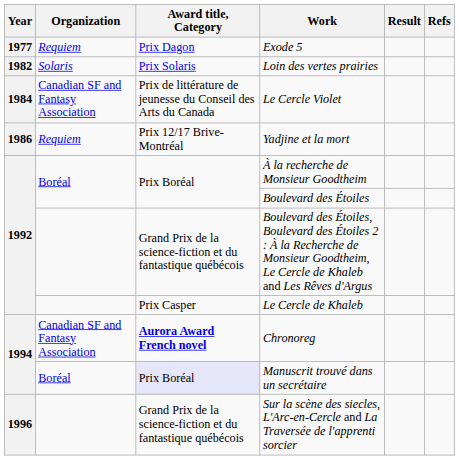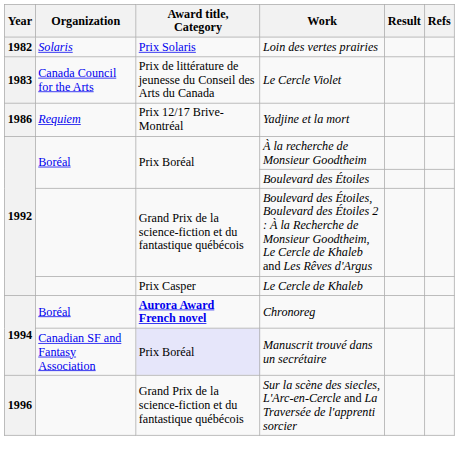- row: (283, 47)
(20, 99) 1984 -> (20, 80) 1983
(80, 99) Canadian SF and Fantasy Association -> (77, 80) Canada Council for the Arts
(80, 338) Canadian SF and Fantasy Association -> (54, 312) Boréal
(54, 377) Boréal -> (80, 351) Canadian SF and Fantasy Association
